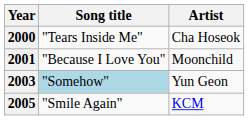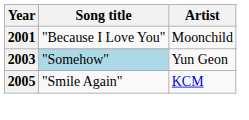- row: (22, 37)
